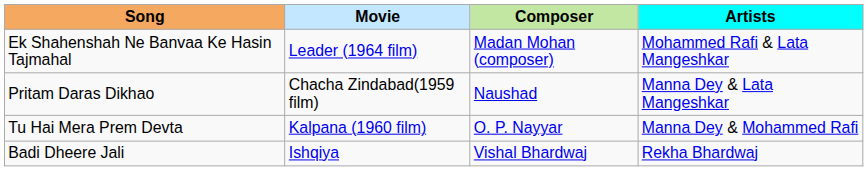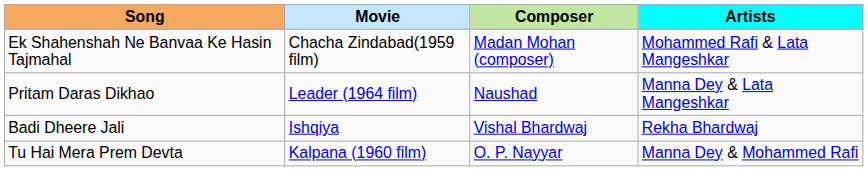(353, 51) Leader (1964 film) -> (372, 51) Chacha Zindabad(1959 film)
(372, 94) Chacha Zindabad(1959 film) -> (353, 94) Leader (1964 film)
rows swapped: (95, 128) <-> (66, 153)
